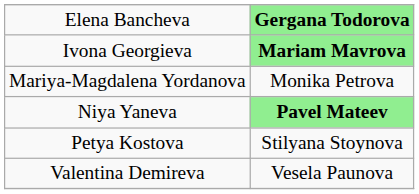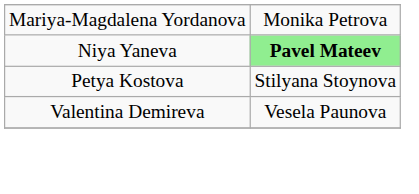- row: (127, 19)
- row: (127, 50)
